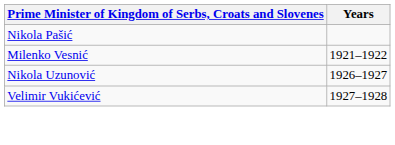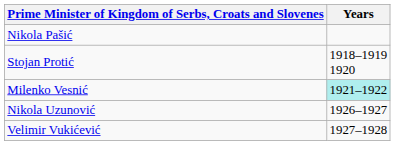+ row: (41, 62)
(358, 55) no background -> (358, 89) paleturquoise background
